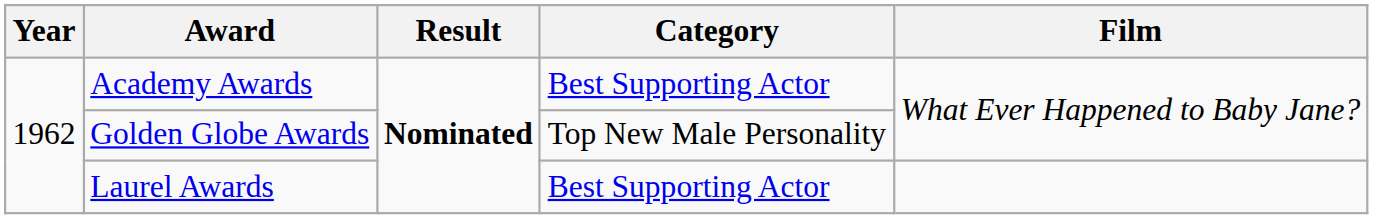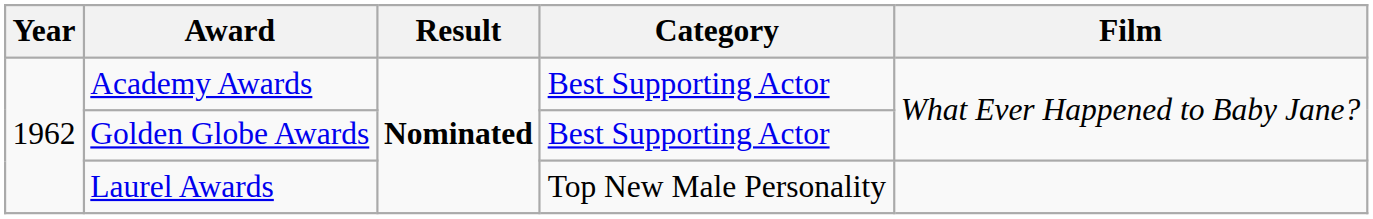(717, 134) Top New Male Personality -> (689, 134) Best Supporting Actor
(689, 186) Best Supporting Actor -> (717, 186) Top New Male Personality
